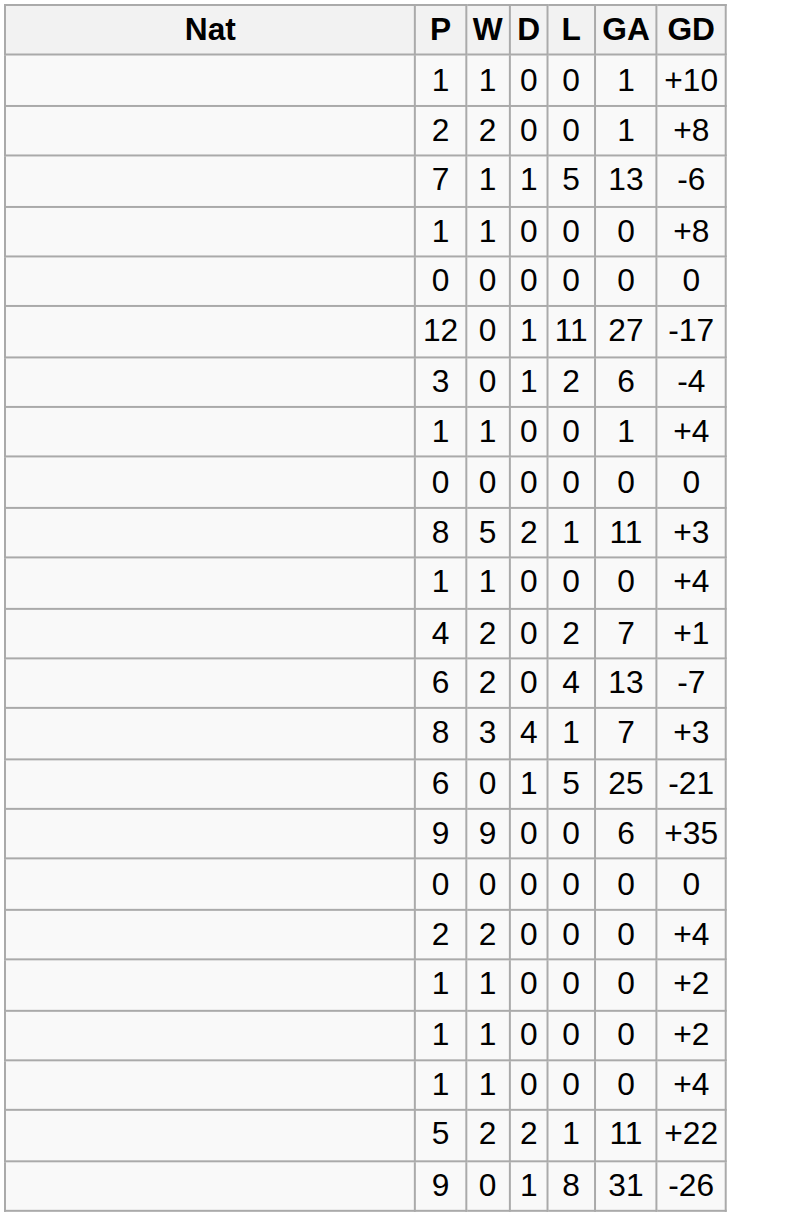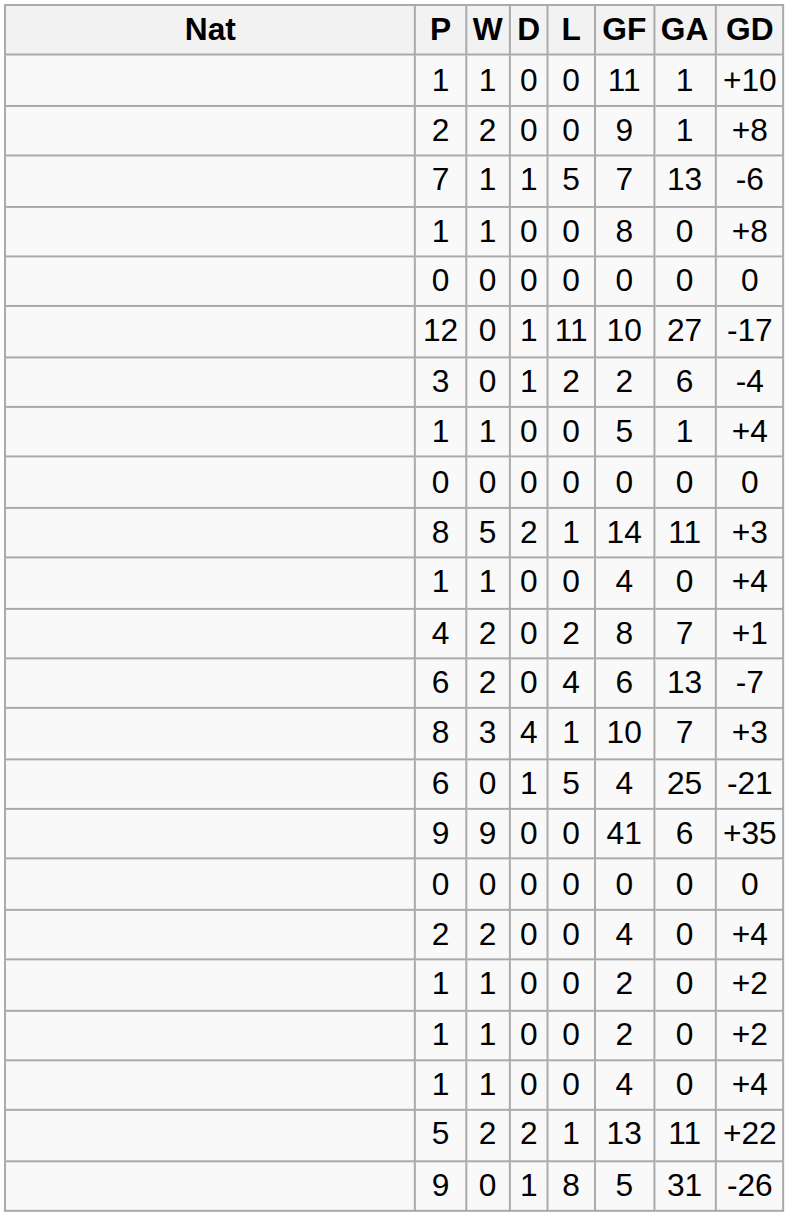+ column: (624, 29)
